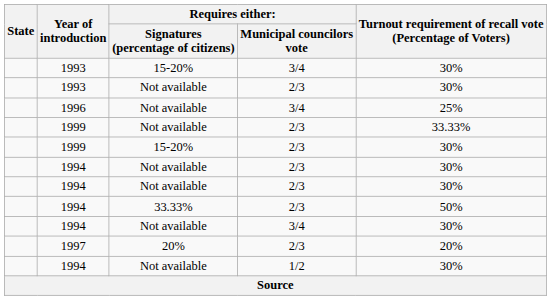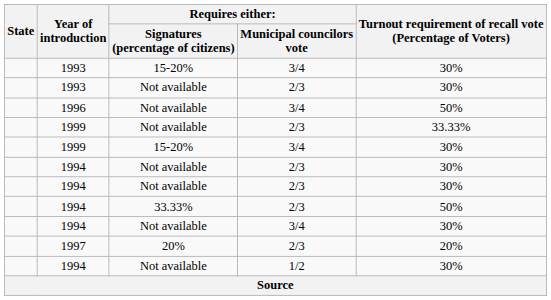(451, 107) 25% -> (451, 107) 50%
(297, 147) 2/3 -> (297, 147) 3/4
